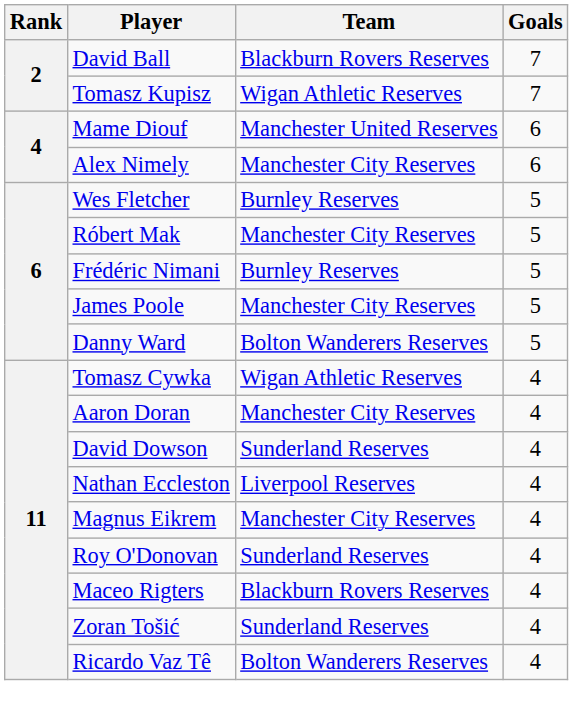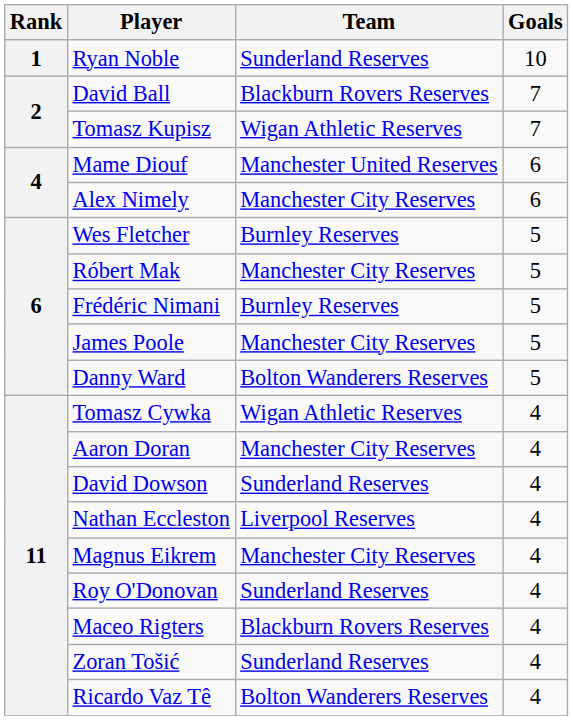+ row: (126, 57)
